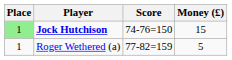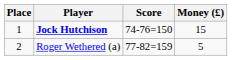(19, 30) lightgreen background -> (19, 30) no background
(19, 47) 1 -> (19, 47) 2
